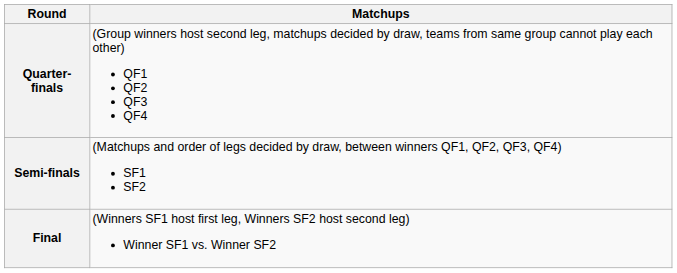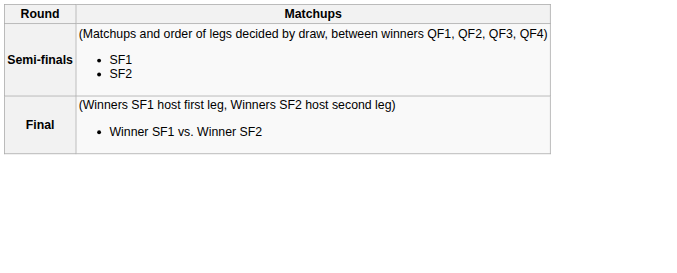- row: (47, 80)
